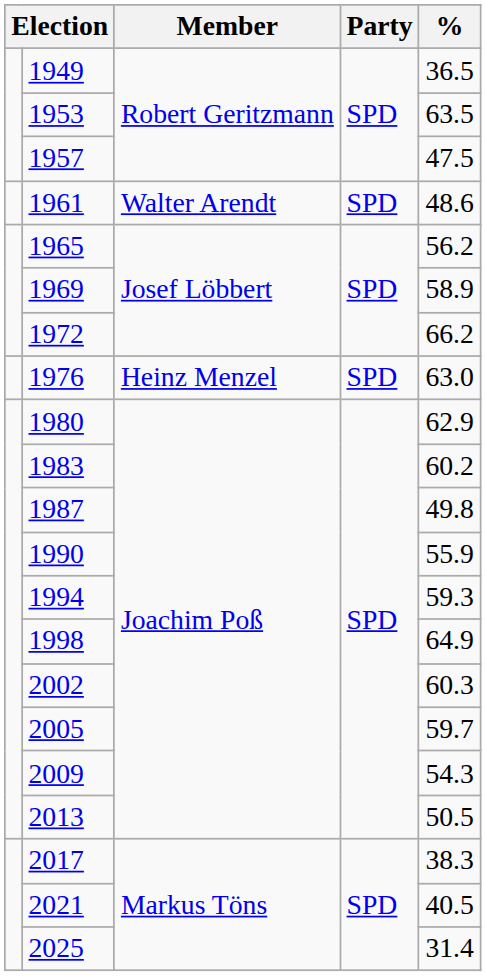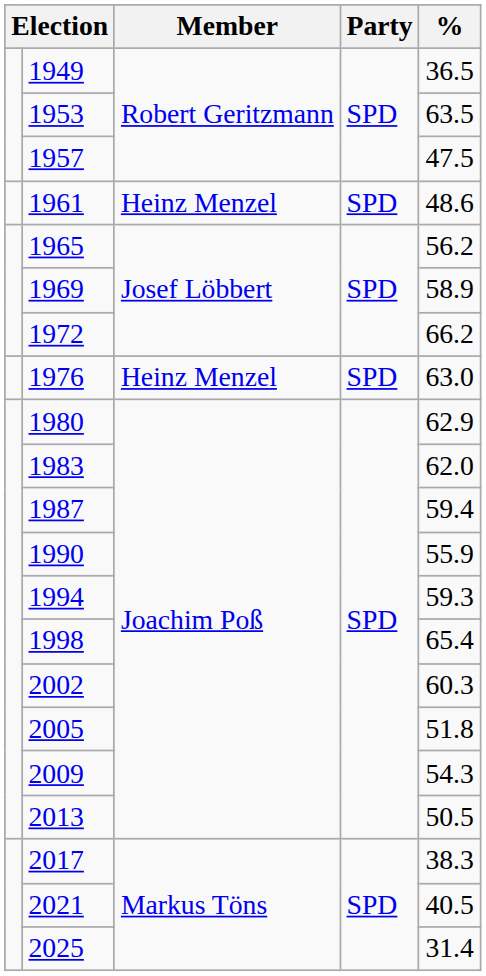(199, 202) Walter Arendt -> (199, 202) Heinz Menzel
(450, 465) 60.2 -> (450, 465) 62.0
(450, 509) 49.8 -> (450, 509) 59.4
(450, 641) 64.9 -> (450, 641) 65.4
(450, 728) 59.7 -> (450, 728) 51.8
